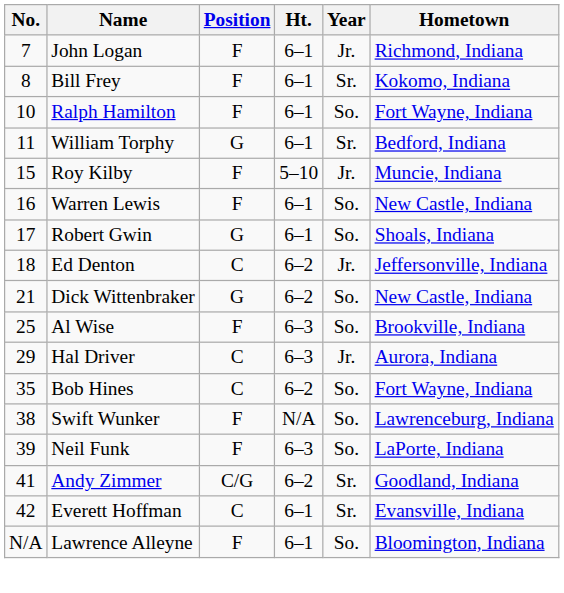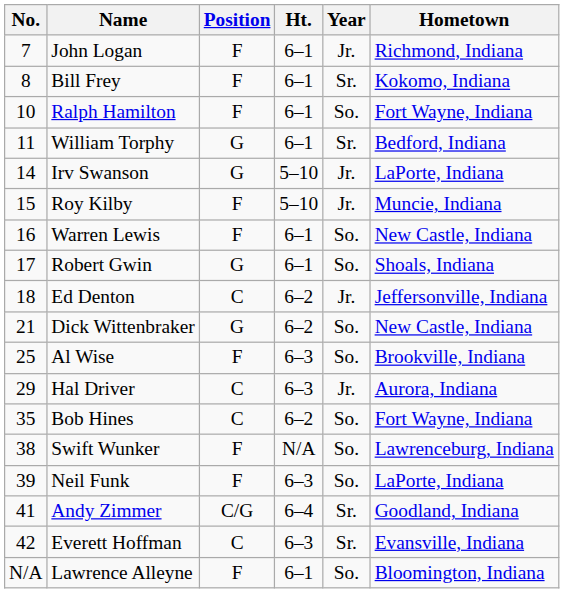+ row: (100, 173)
(299, 480) 6–2 -> (299, 511) 6–4
(299, 511) 6–1 -> (299, 541) 6–3
